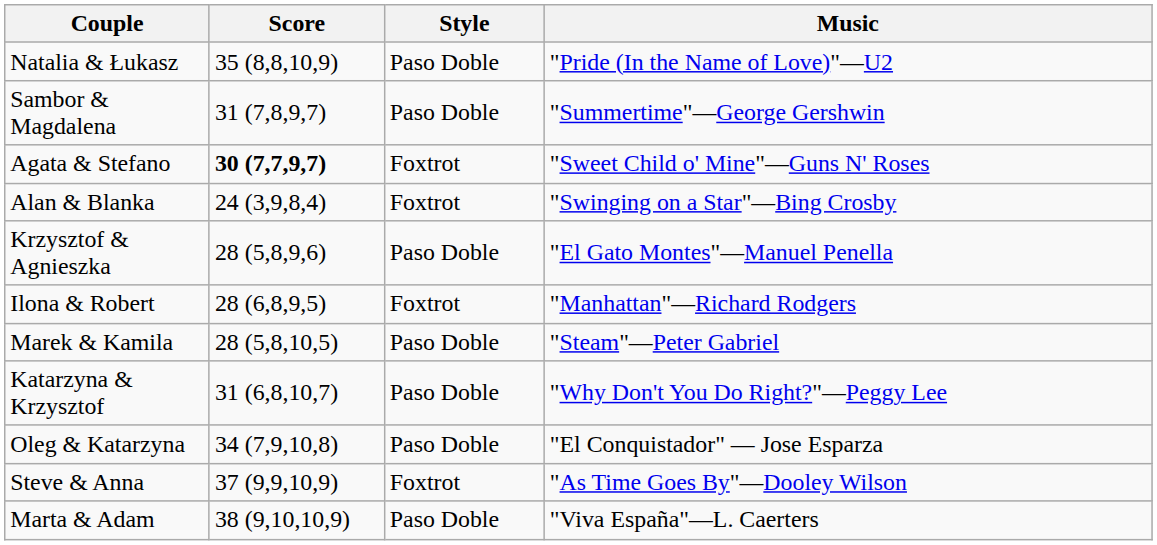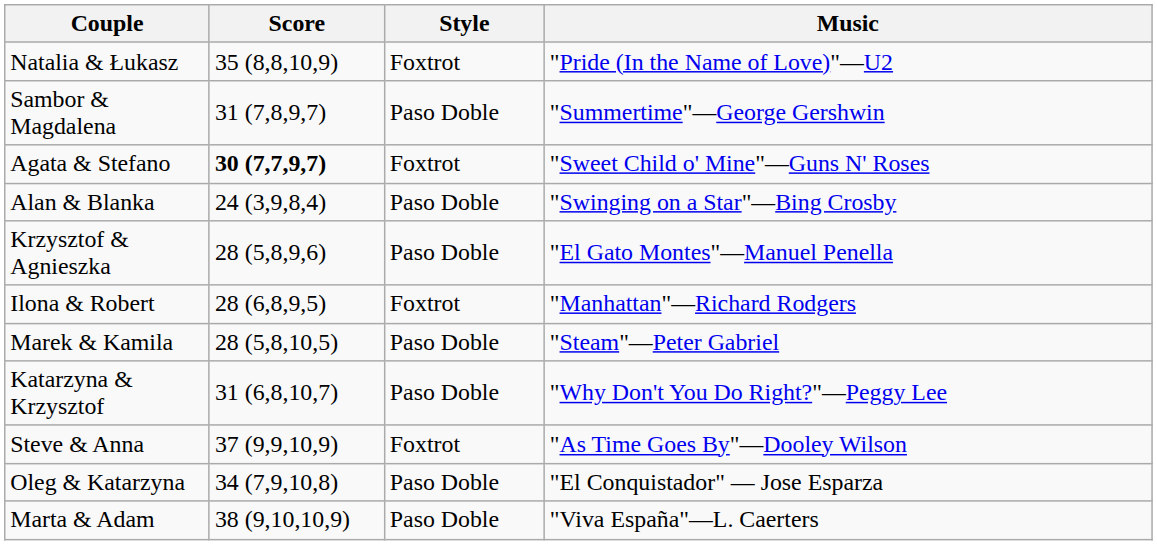(444, 61) Paso Doble -> (425, 61) Foxtrot
(425, 201) Foxtrot -> (444, 201) Paso Doble
rows swapped: (98, 444) <-> (77, 481)
